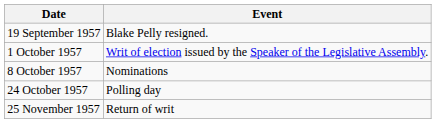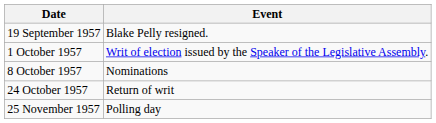(133, 90) Polling day -> (140, 90) Return of writ
(140, 109) Return of writ -> (133, 109) Polling day
